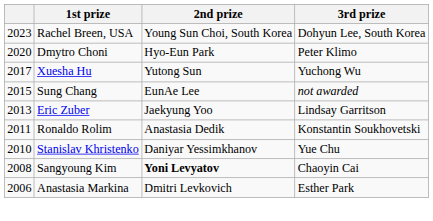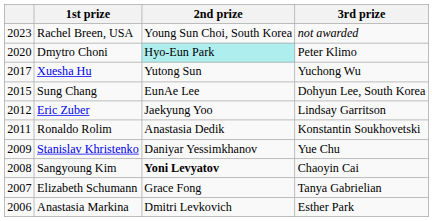(362, 33) Dohyun Lee, South Korea -> (328, 33) not awarded
(179, 52) no background -> (179, 52) paleturquoise background
(328, 91) not awarded -> (362, 91) Dohyun Lee, South Korea
(19, 110) 2013 -> (19, 110) 2012
(19, 149) 2010 -> (19, 149) 2009
+ row: (87, 187)
